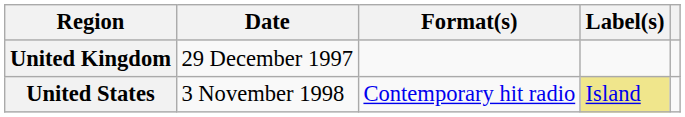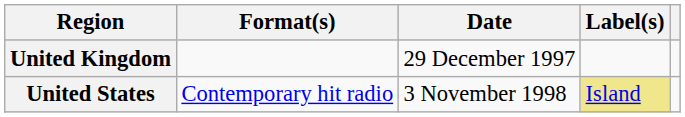columns swapped: (267, 22) <-> (469, 22)
